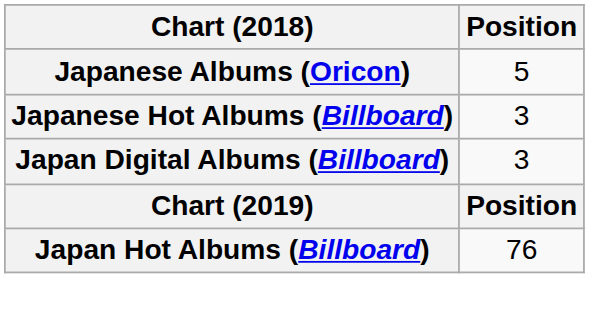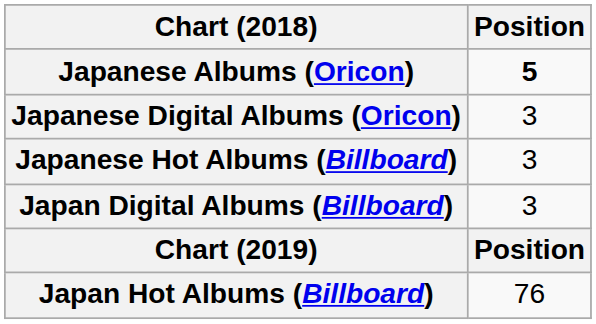(522, 71) normal -> (529, 71) bold
+ row: (236, 116)
